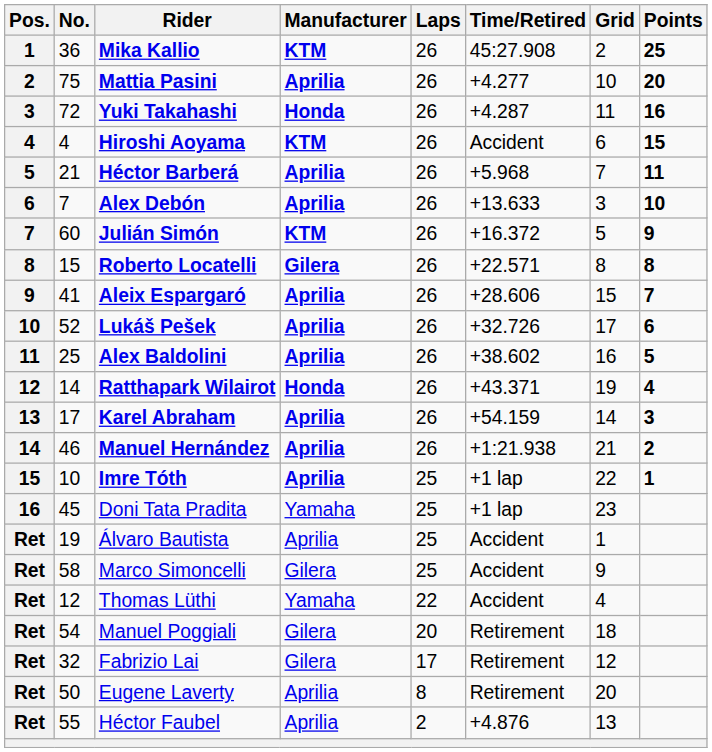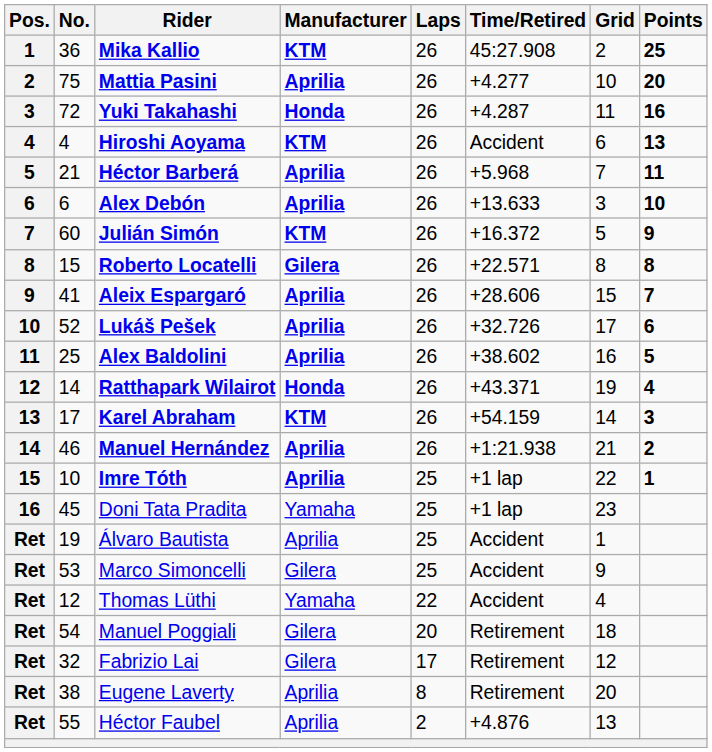(654, 142) 15 -> (654, 142) 13
(64, 203) 7 -> (64, 203) 6
(315, 417) Aprilia -> (305, 417) KTM
(70, 570) 58 -> (70, 570) 53
(70, 692) 50 -> (70, 692) 38
